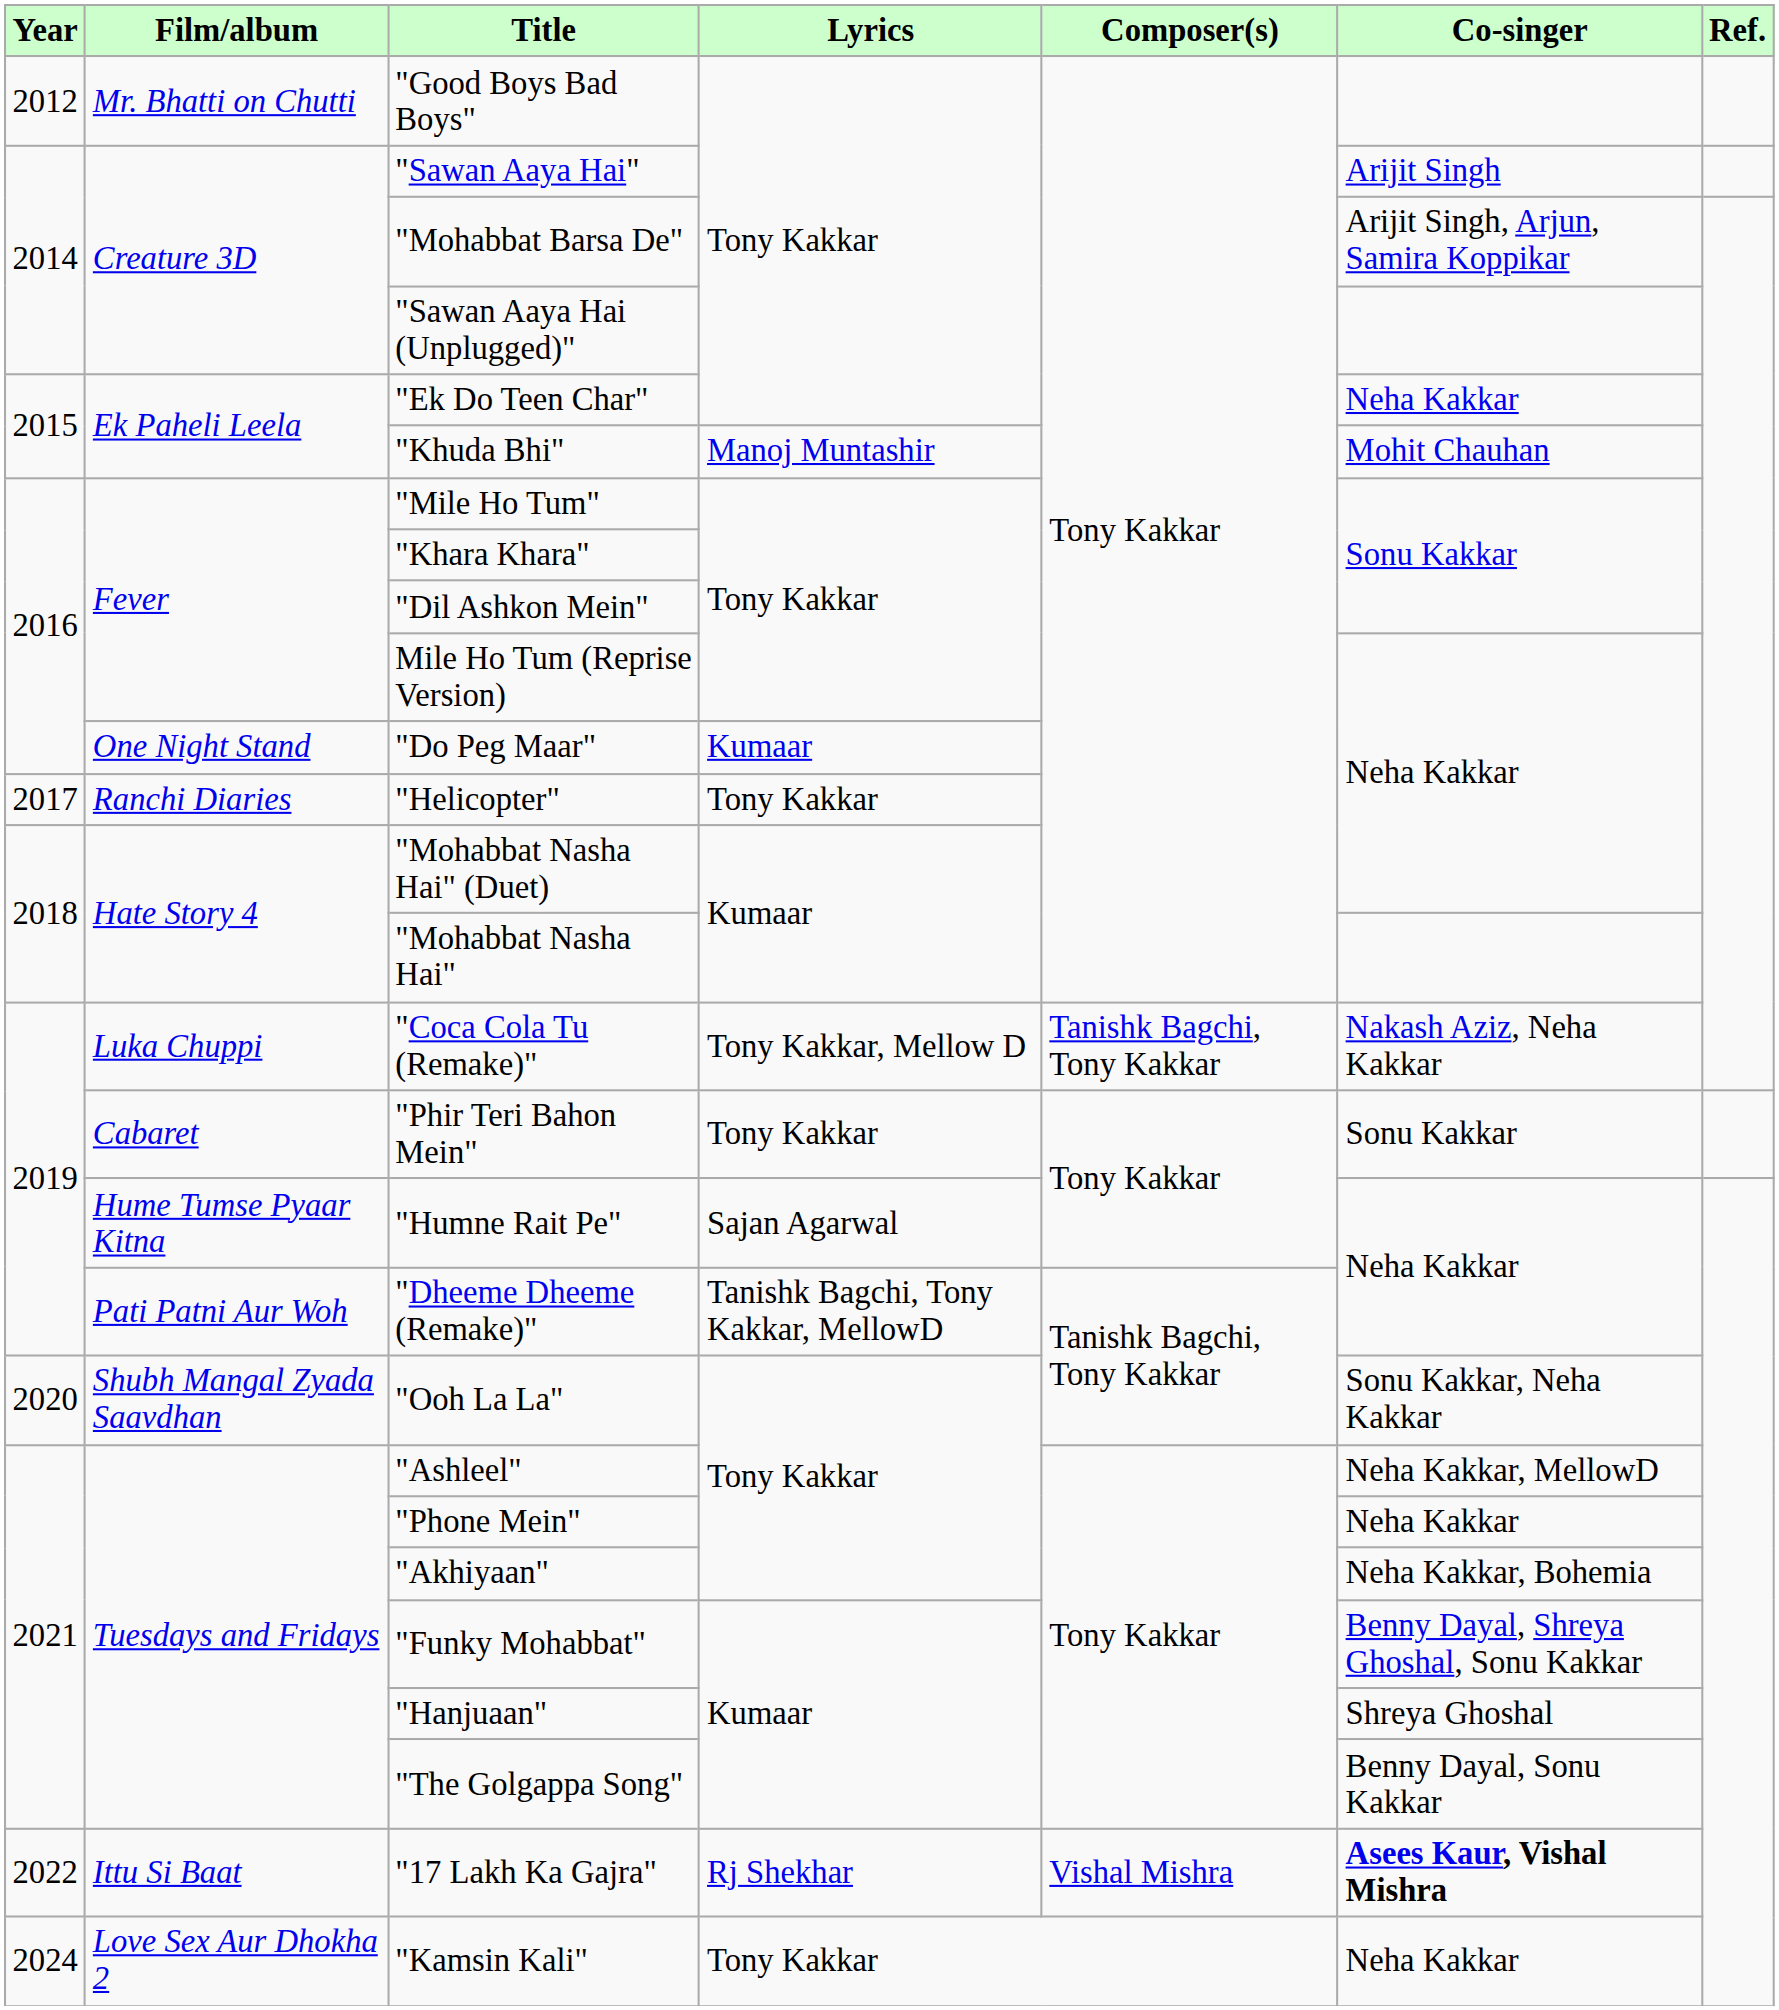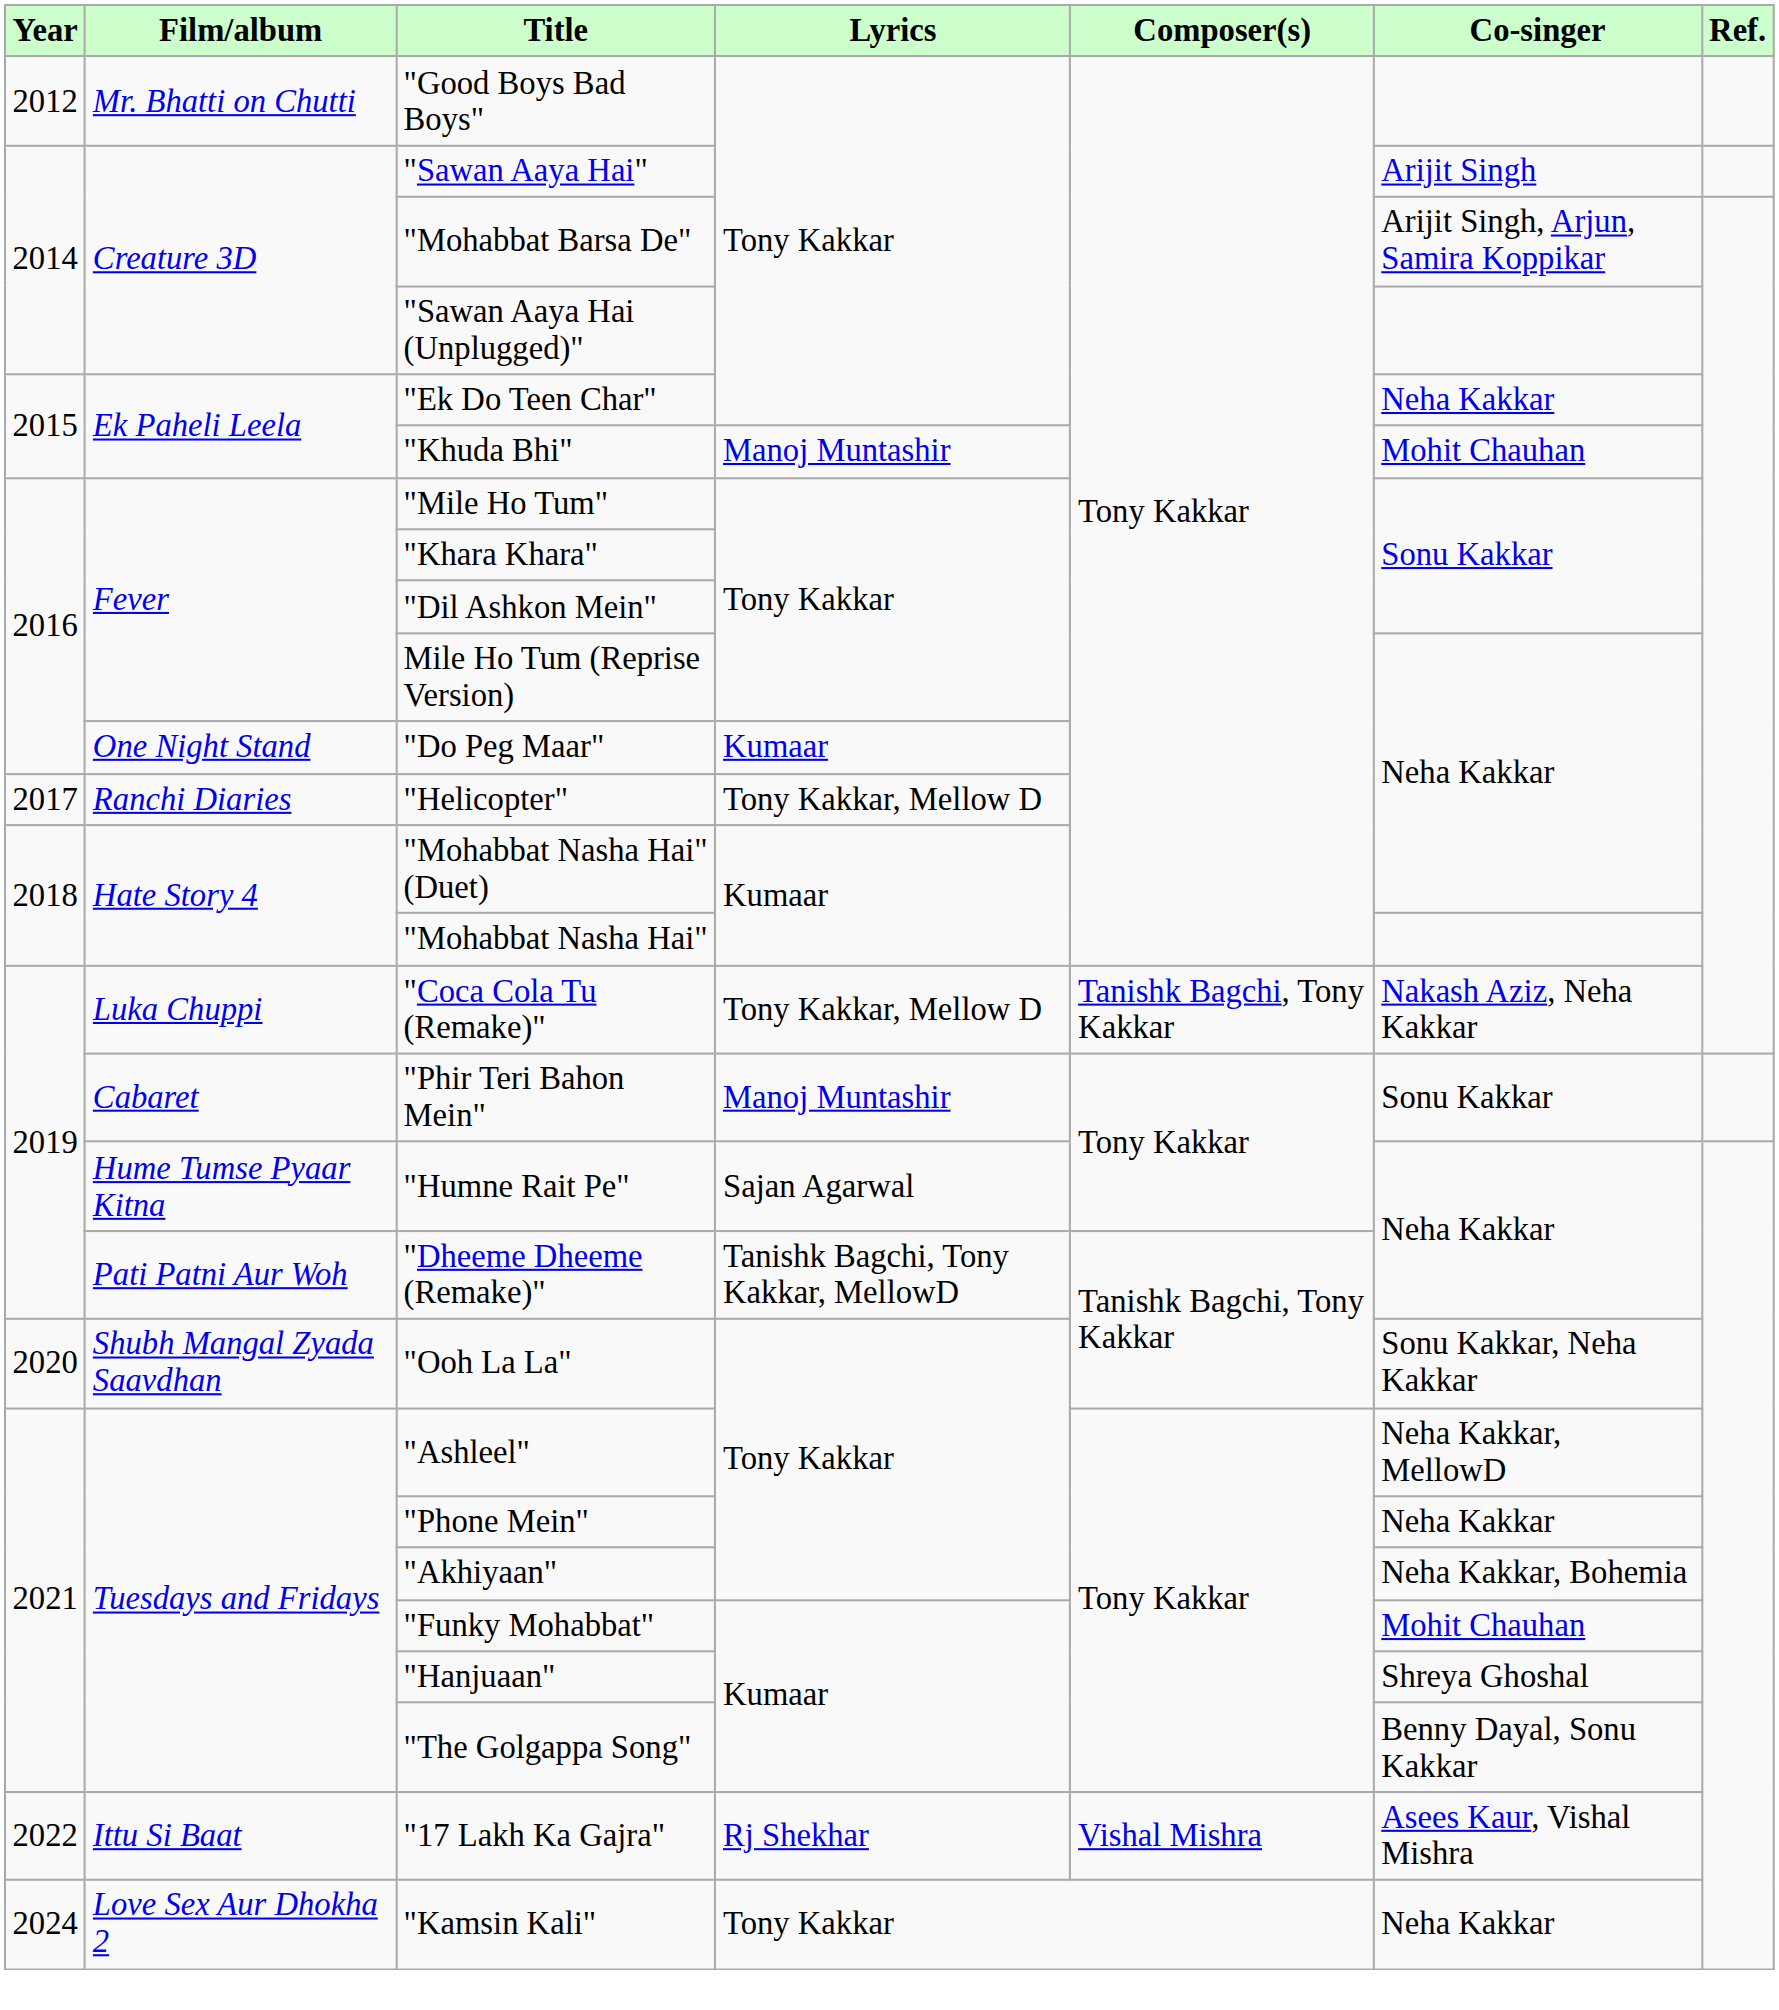(792, 798) Tony Kakkar -> (883, 798) Tony Kakkar, Mellow D
(792, 1134) Tony Kakkar -> (837, 1097) Manoj Muntashir
(1494, 1643) Benny Dayal, Shreya Ghoshal, Sonu Kakkar -> (1483, 1624) Mohit Chauhan
(1476, 1871) bold -> (1506, 1835) normal
